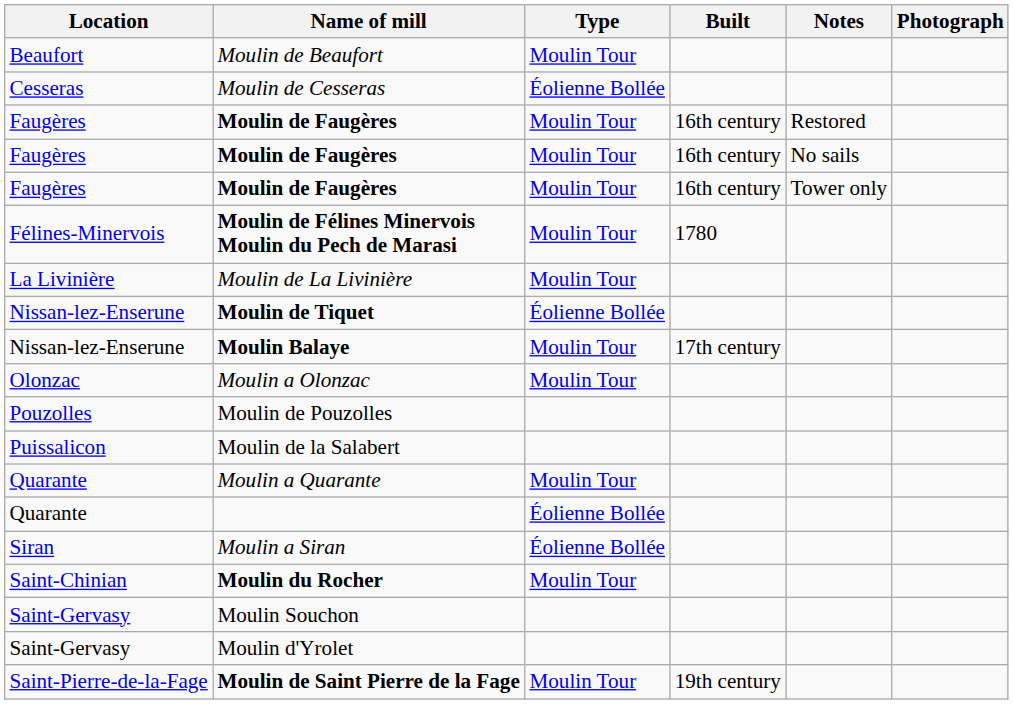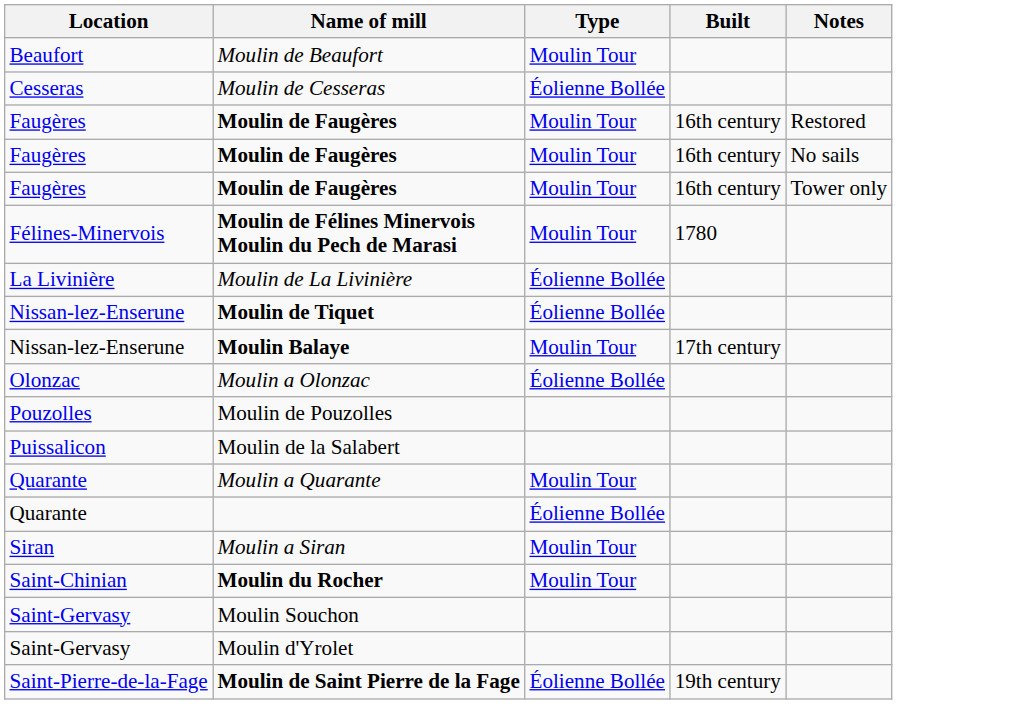- column: (950, 21)
(583, 279) Moulin Tour -> (597, 279) Éolienne Bollée
(583, 379) Moulin Tour -> (597, 379) Éolienne Bollée
(597, 547) Éolienne Bollée -> (583, 547) Moulin Tour
(583, 681) Moulin Tour -> (597, 681) Éolienne Bollée
